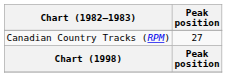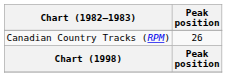(197, 38) 27 -> (197, 38) 26
